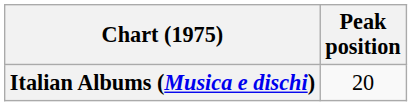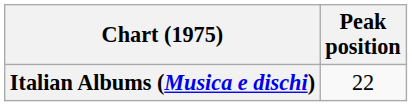(363, 82) 20 -> (363, 82) 22
